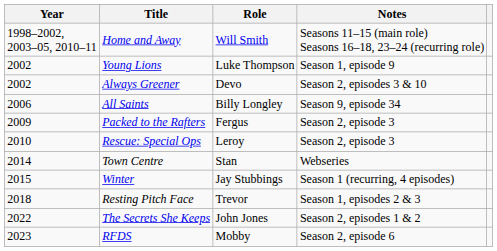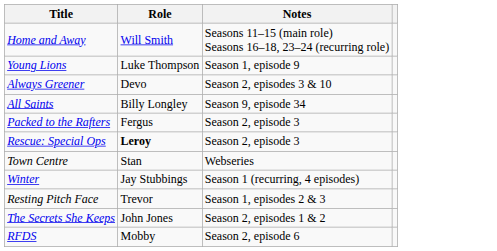- column: (52, 14)
(230, 141) normal -> (136, 141) bold
